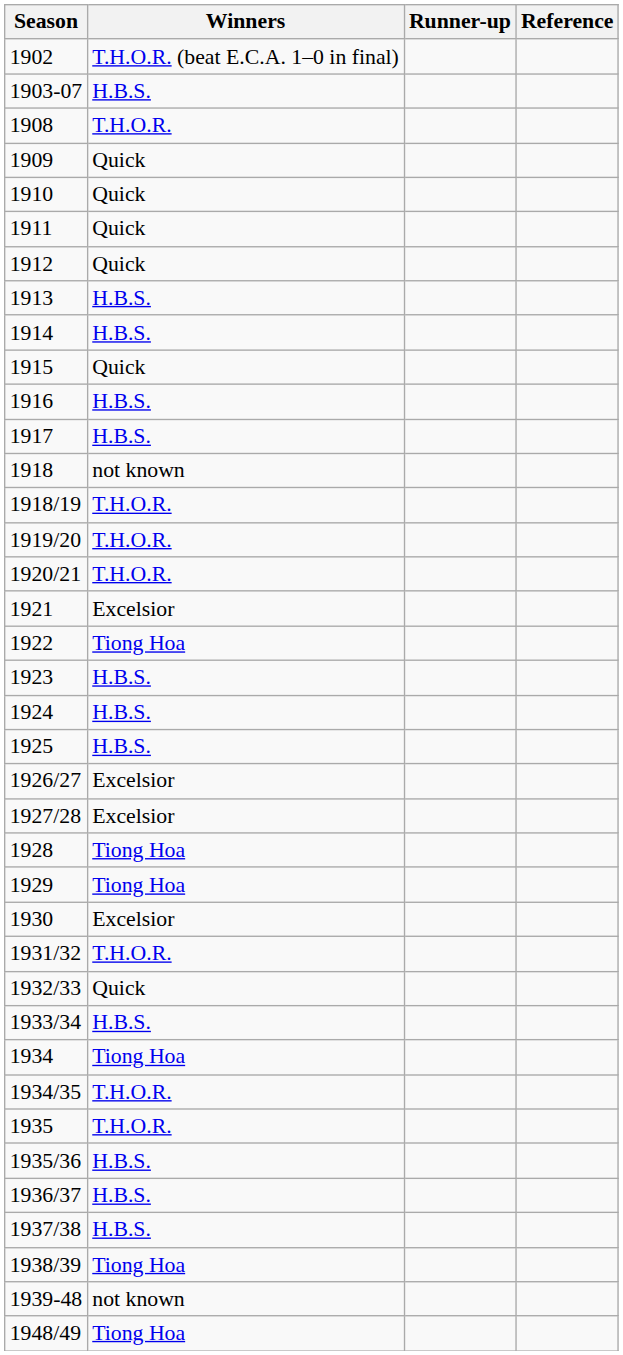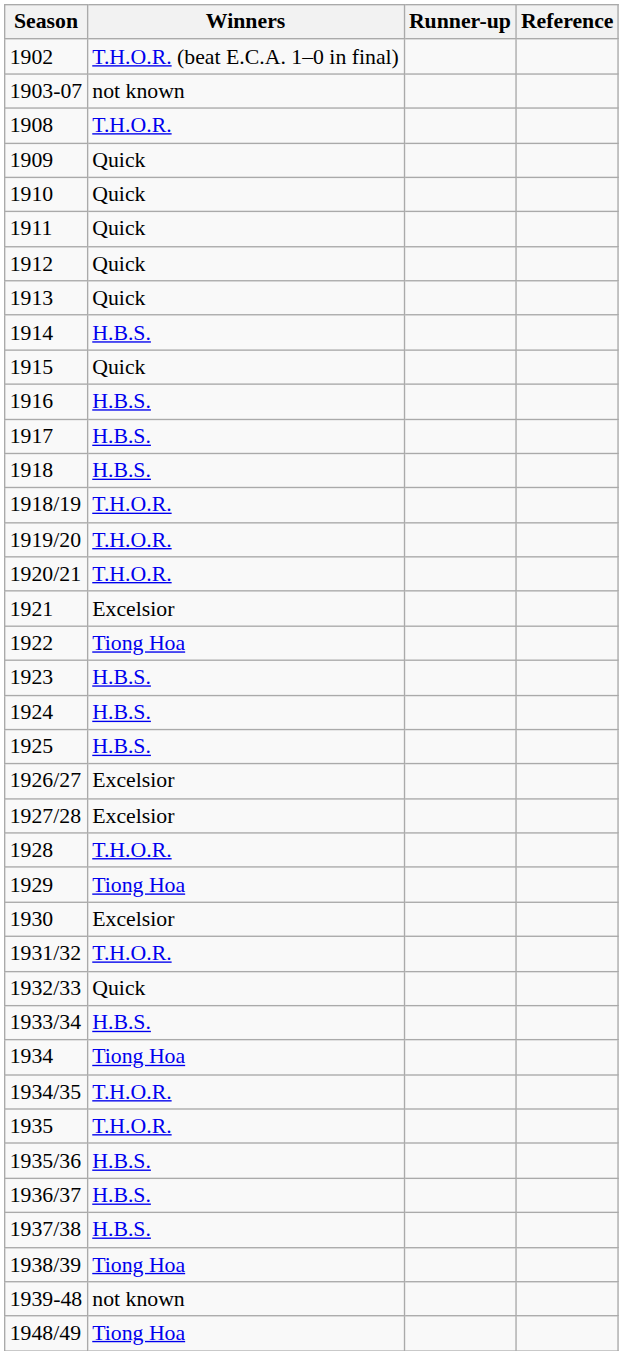(122, 90) H.B.S. -> (138, 90) not known
(122, 297) H.B.S. -> (119, 297) Quick
(138, 470) not known -> (122, 470) H.B.S.
(139, 849) Tiong Hoa -> (132, 849) T.H.O.R.
